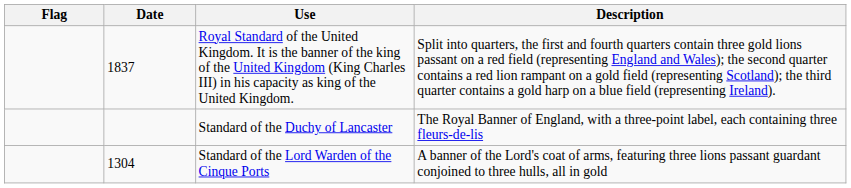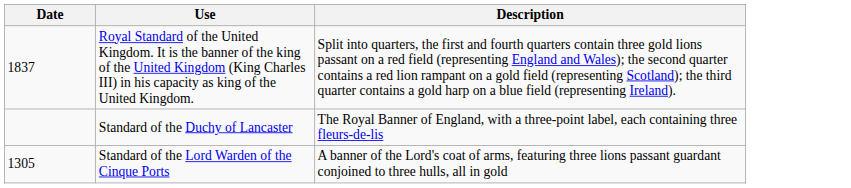- column: (54, 15)
(121, 164) 1304 -> (21, 164) 1305
